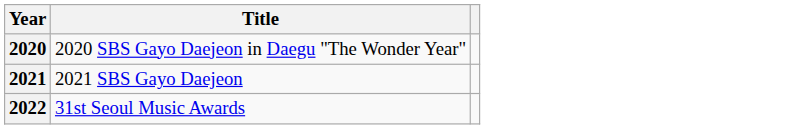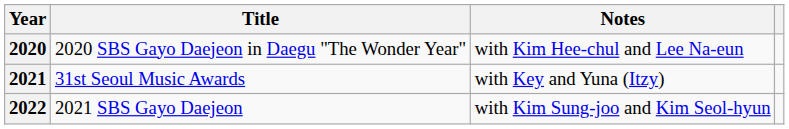+ column: (623, 19)
(149, 78) 2021 SBS Gayo Daejeon -> (150, 78) 31st Seoul Music Awards
(150, 108) 31st Seoul Music Awards -> (149, 108) 2021 SBS Gayo Daejeon
